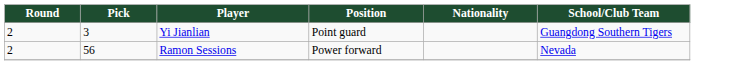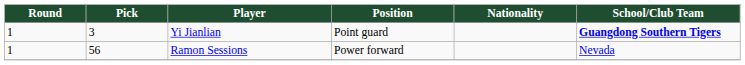(10, 32) 2 -> (10, 32) 1
(606, 32) normal -> (650, 32) bold
(10, 50) 2 -> (10, 50) 1
